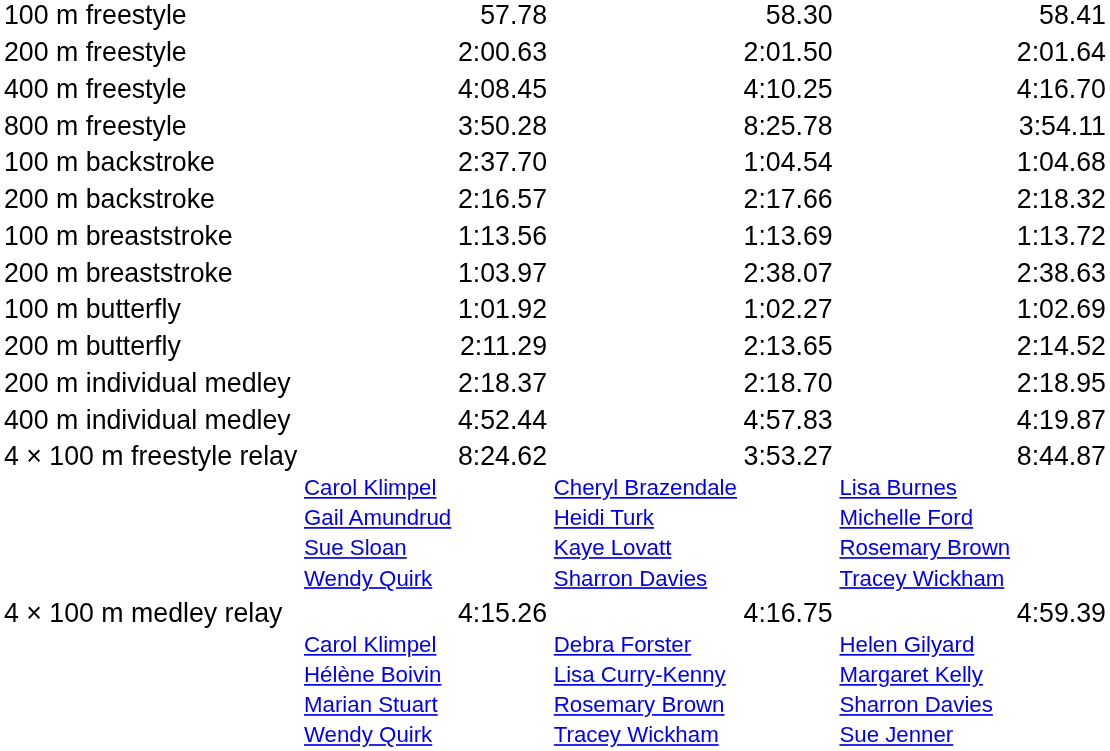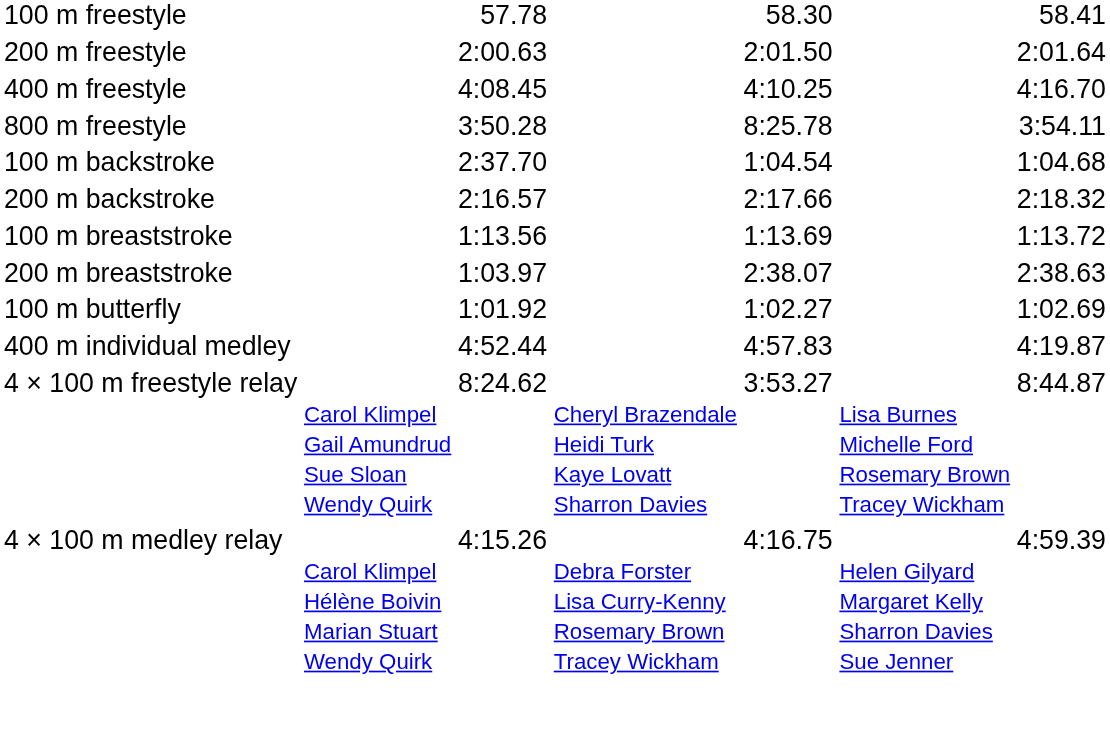- row: (92, 346)
- row: (147, 383)
